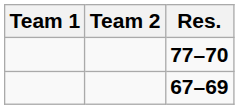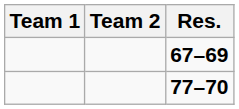rows swapped: (199, 54) <-> (199, 87)
